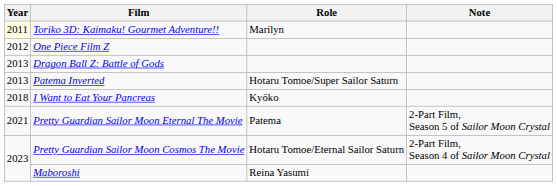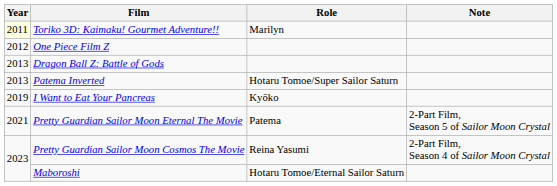(18, 98) 2018 -> (18, 98) 2019
(327, 150) Hotaru Tomoe/Eternal Sailor Saturn -> (279, 150) Reina Yasumi
(279, 173) Reina Yasumi -> (327, 173) Hotaru Tomoe/Eternal Sailor Saturn
